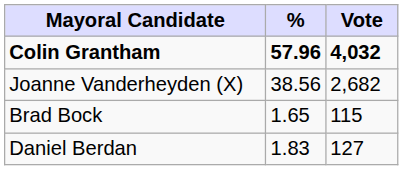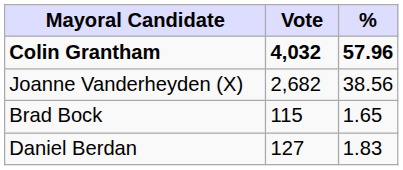columns swapped: (362, 20) <-> (296, 20)
